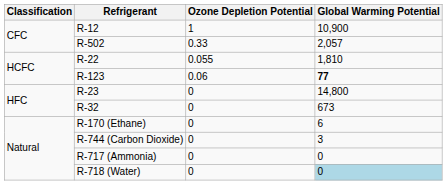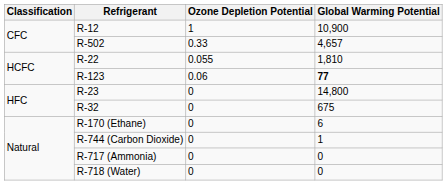(330, 44) 2,057 -> (330, 44) 4,657
(326, 108) 673 -> (326, 108) 675
(320, 140) 3 -> (320, 140) 1
(320, 172) lightblue background -> (320, 172) no background
